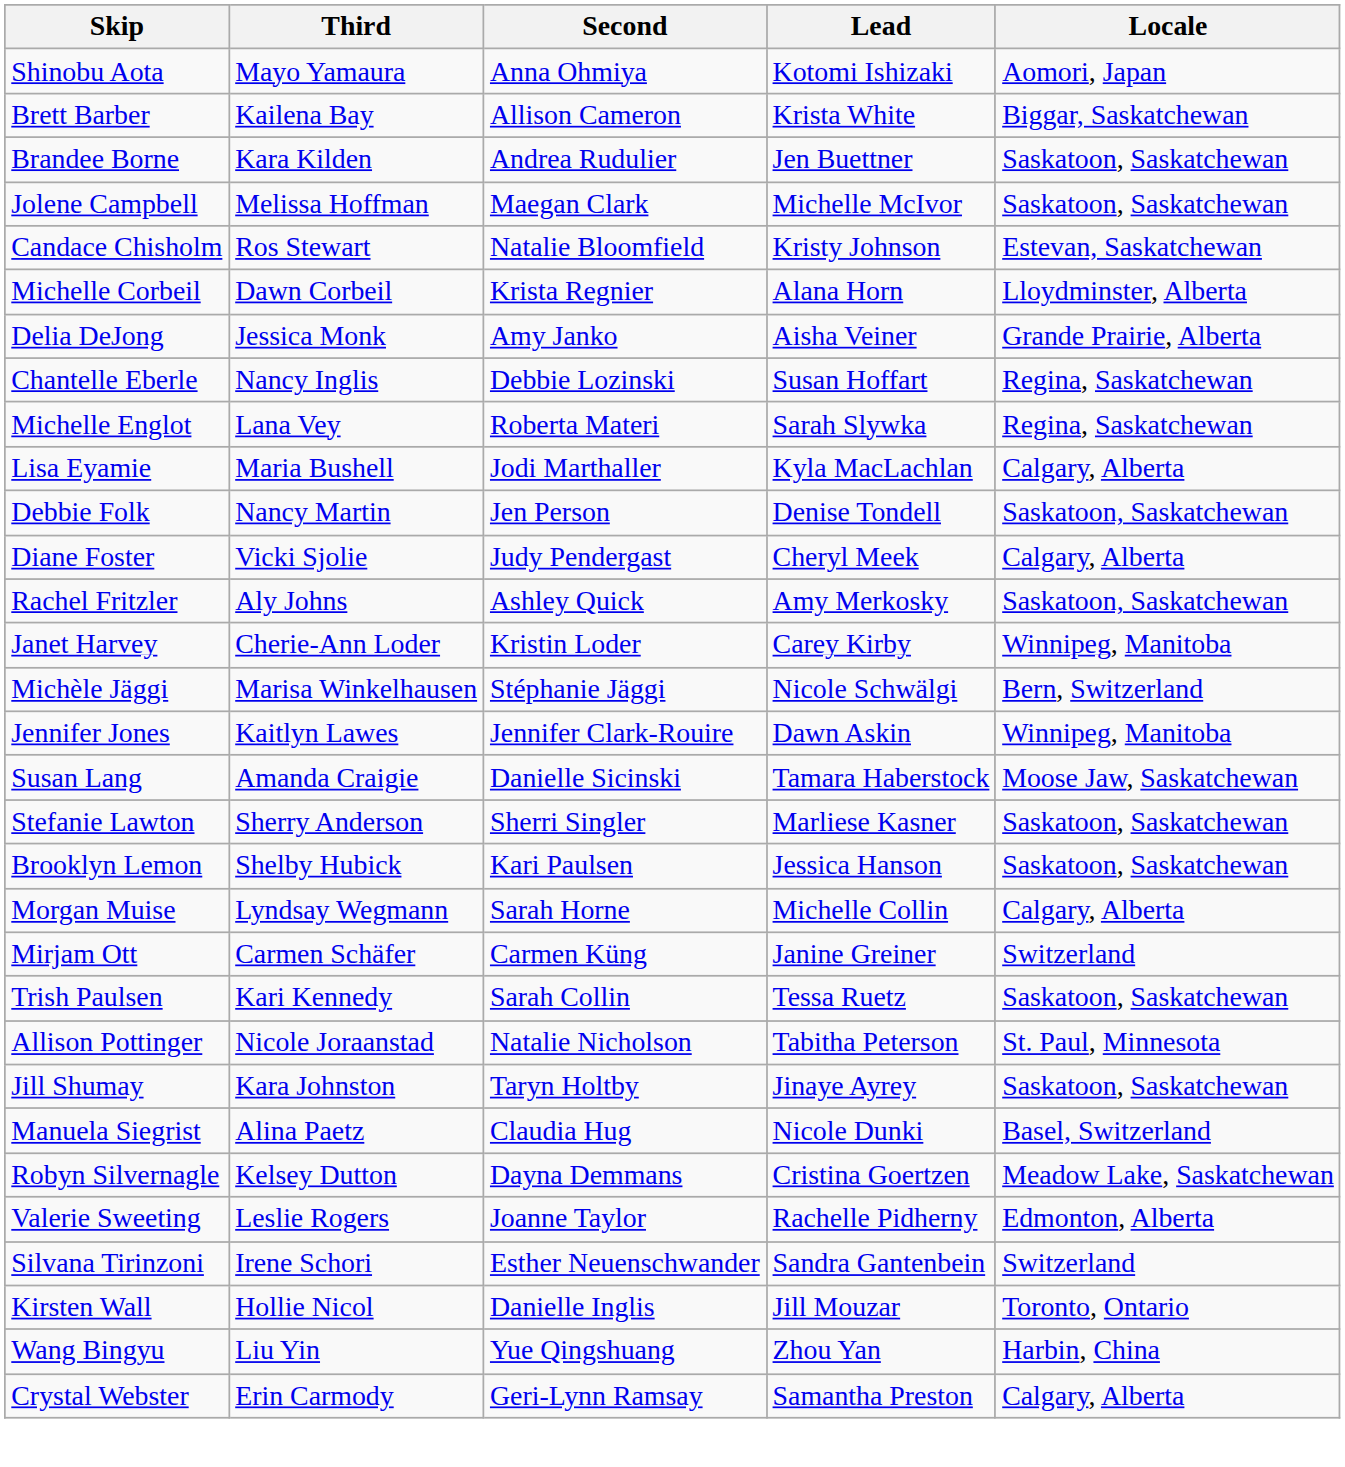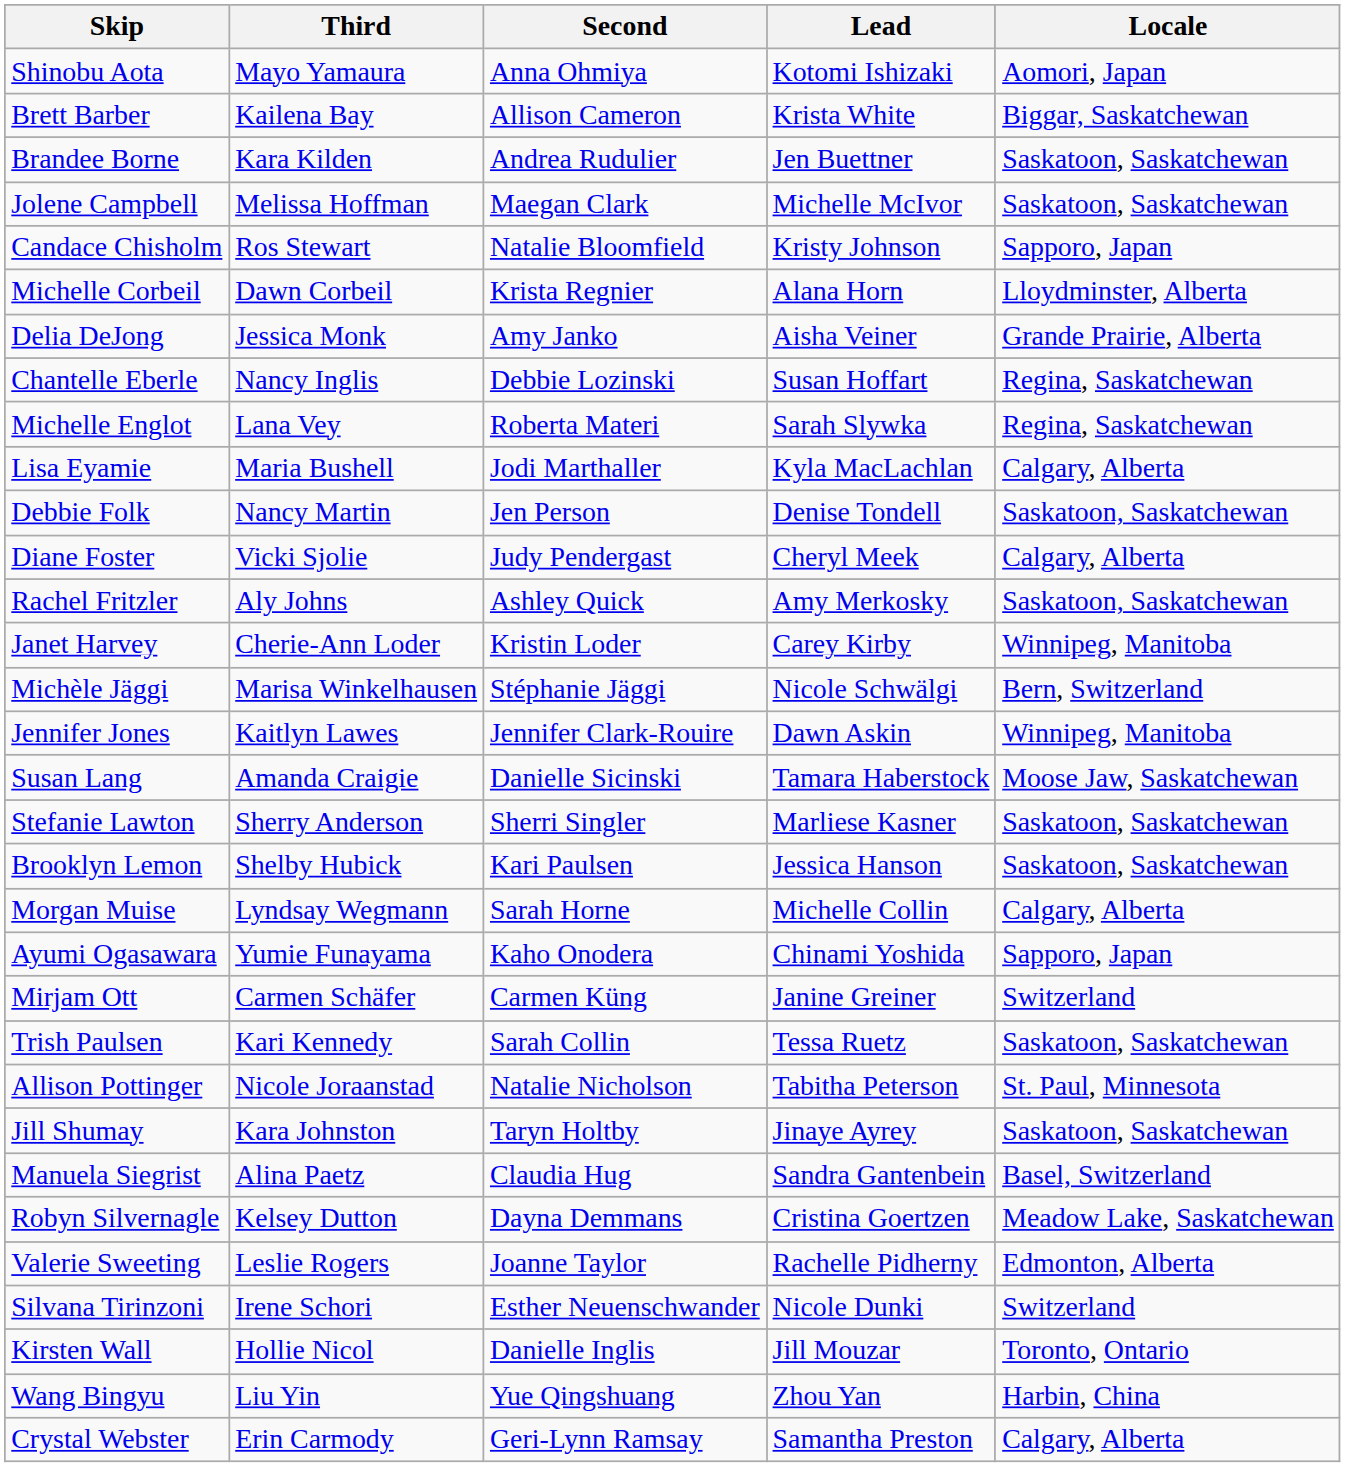(1132, 247) Estevan, Saskatchewan -> (1087, 247) Sapporo, Japan
+ row: (114, 953)
(848, 1130) Nicole Dunki -> (879, 1174) Sandra Gantenbein
(879, 1262) Sandra Gantenbein -> (848, 1306) Nicole Dunki
